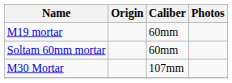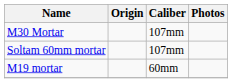rows swapped: (35, 68) <-> (35, 31)
(164, 50) 60mm -> (166, 50) 107mm
